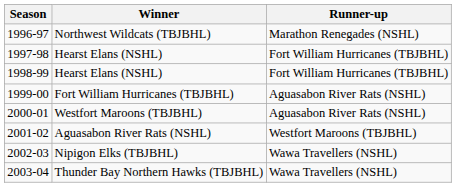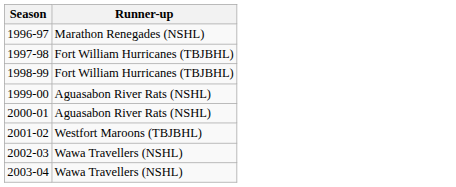- column: (159, 14)
